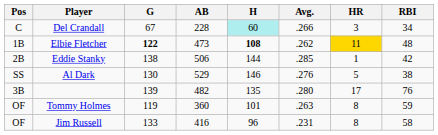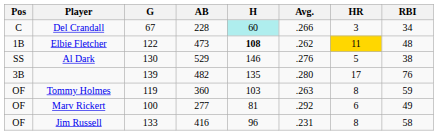(150, 43) bold -> (150, 43) normal
- row: (79, 59)
(253, 106) 101 -> (253, 91) 103
+ row: (79, 106)
